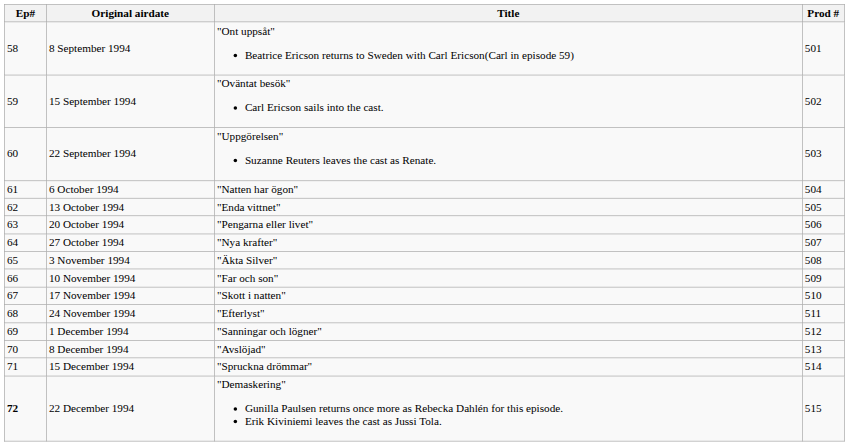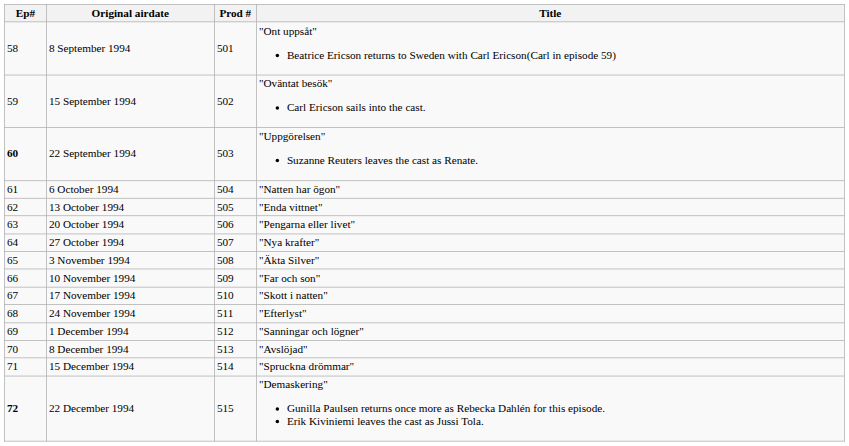columns swapped: (508, 13) <-> (823, 13)
(13, 154) normal -> (13, 154) bold
